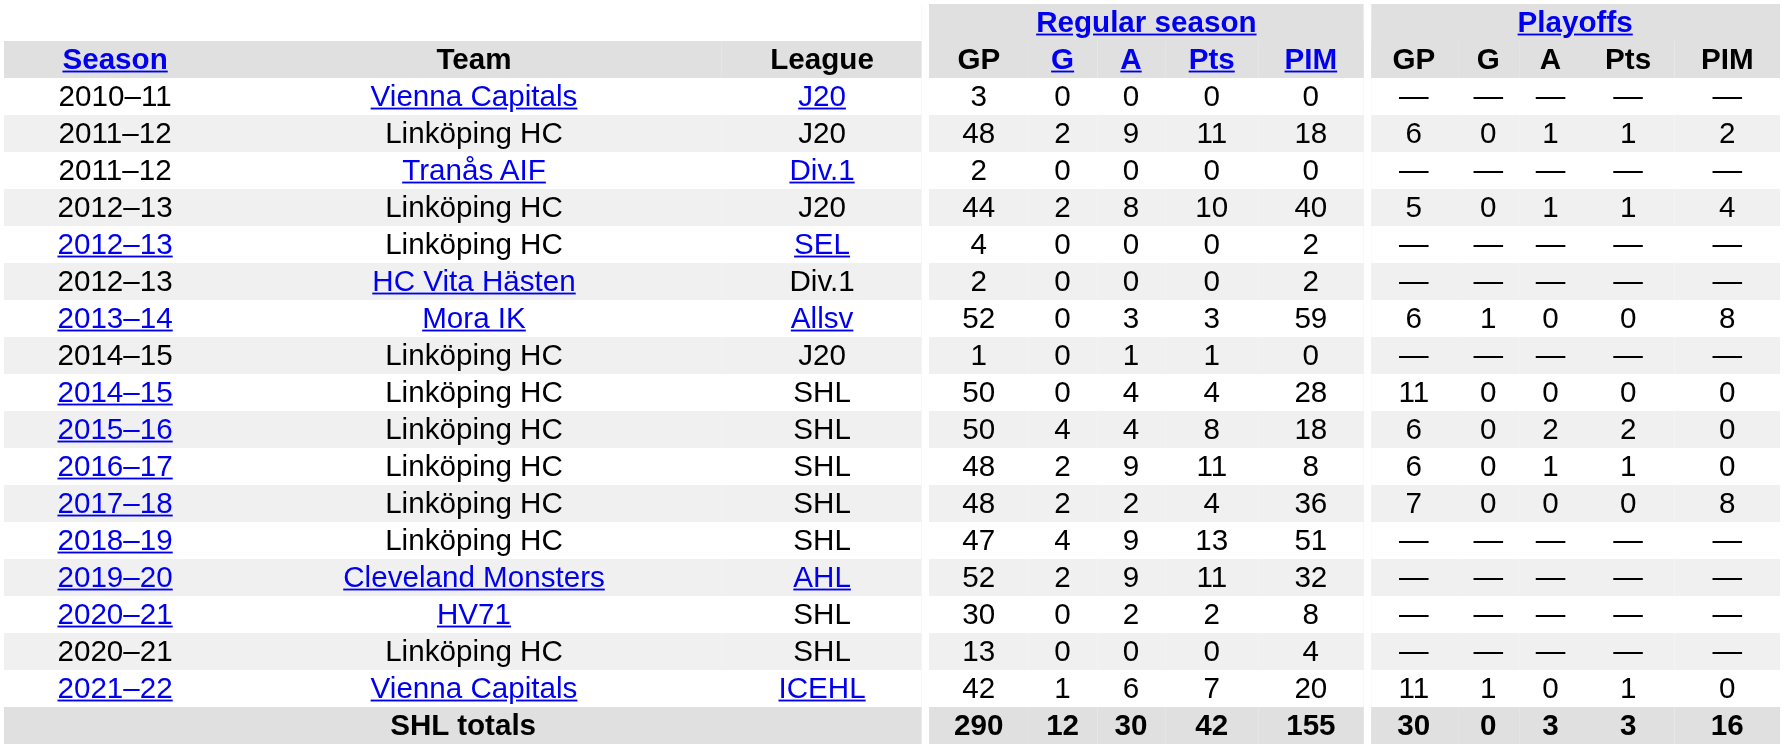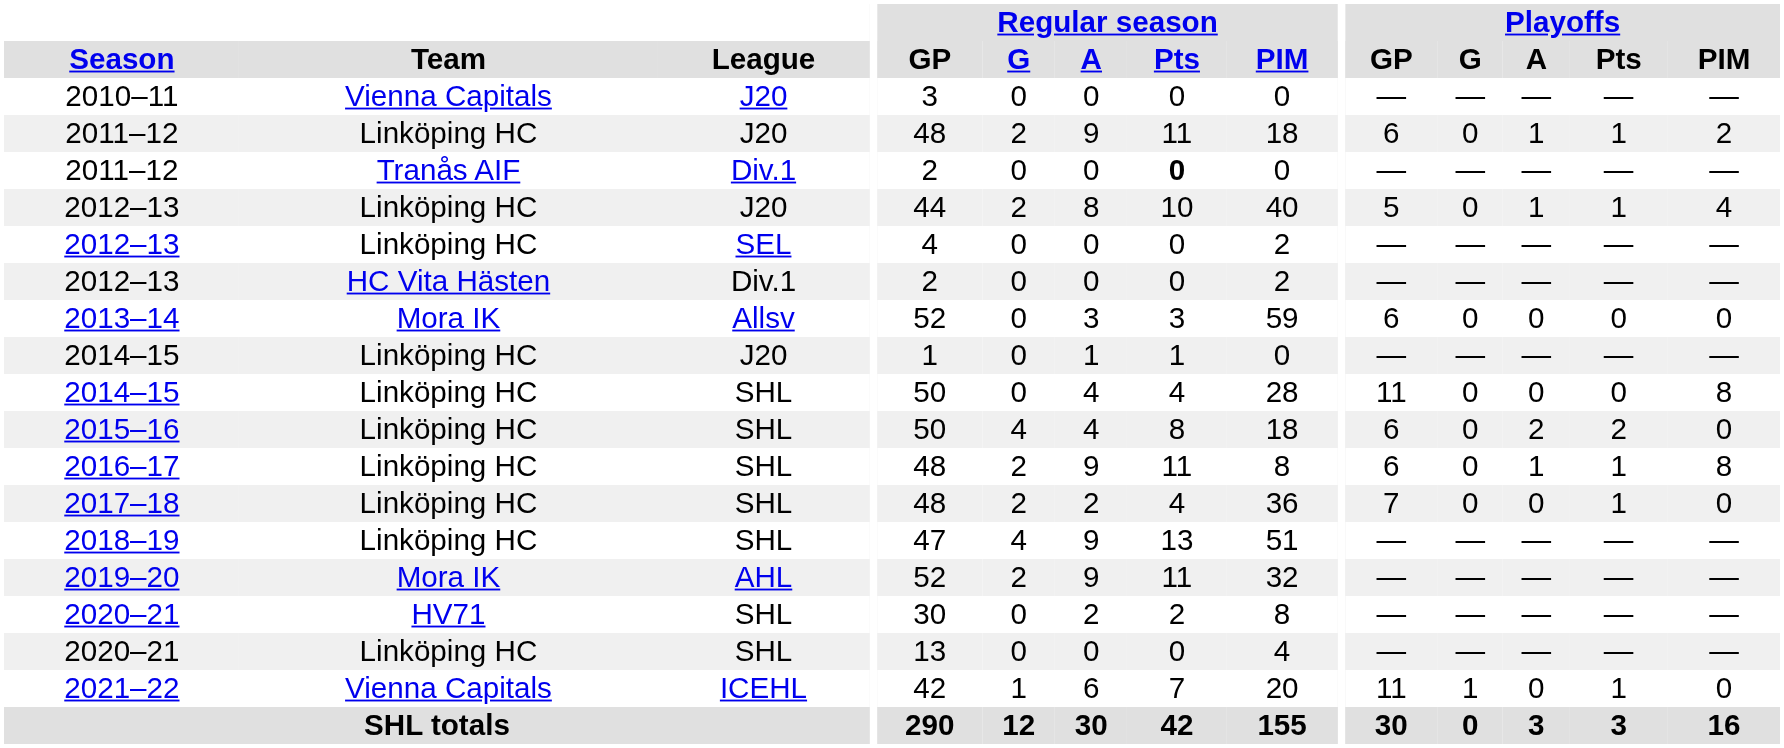(1212, 170) normal -> (1177, 170) bold
(1488, 318) 1 -> (1470, 318) 0
(1727, 318) 8 -> (1724, 318) 0
(1727, 392) 0 -> (1724, 392) 8
(1727, 466) 0 -> (1724, 466) 8
(1628, 503) 0 -> (1619, 503) 1
(1727, 503) 8 -> (1724, 503) 0
(474, 577) Cleveland Monsters -> (448, 577) Mora IK
